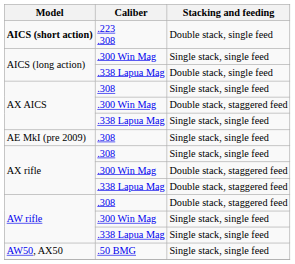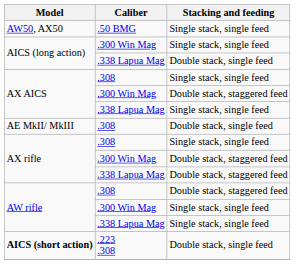rows swapped: (50, 34) <-> (35, 251)
- row: (46, 137)
+ row: (40, 126)
